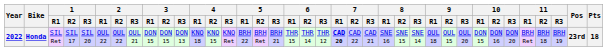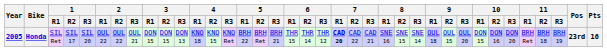(14, 37) 2022 -> (14, 37) 2005
(595, 37) 18 -> (595, 37) 16
